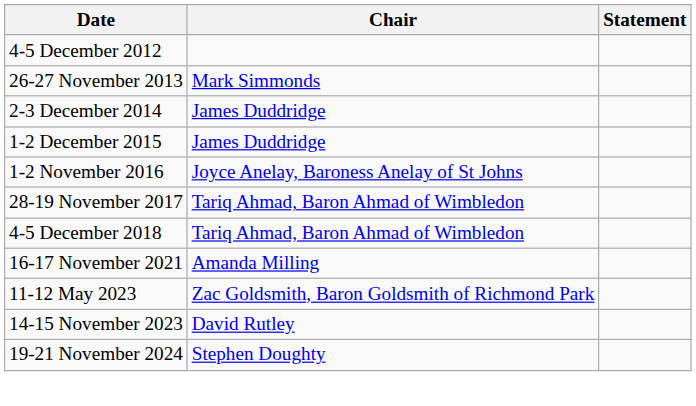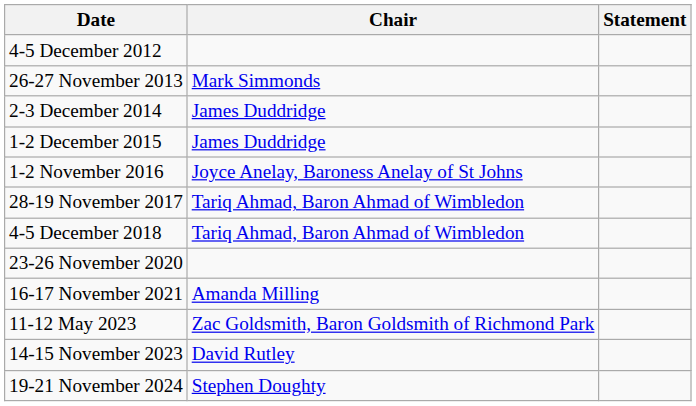+ row: (96, 263)
